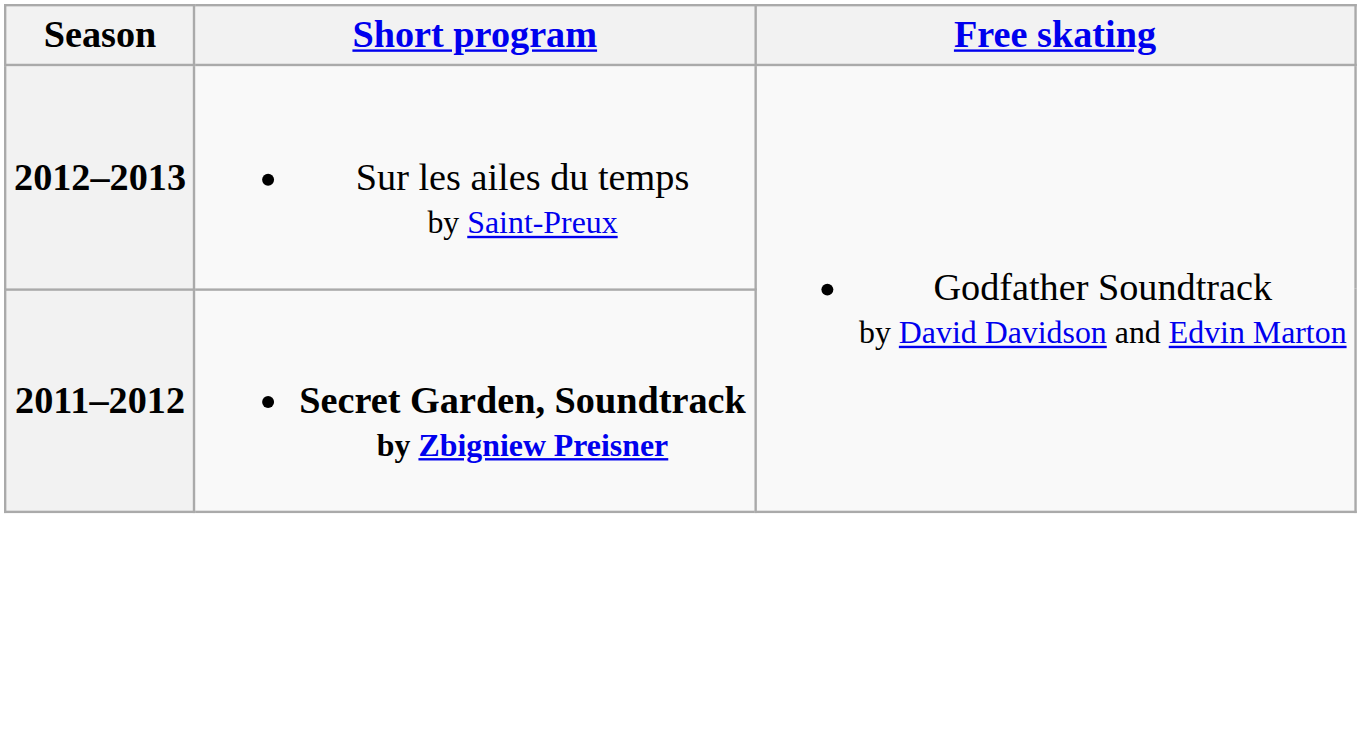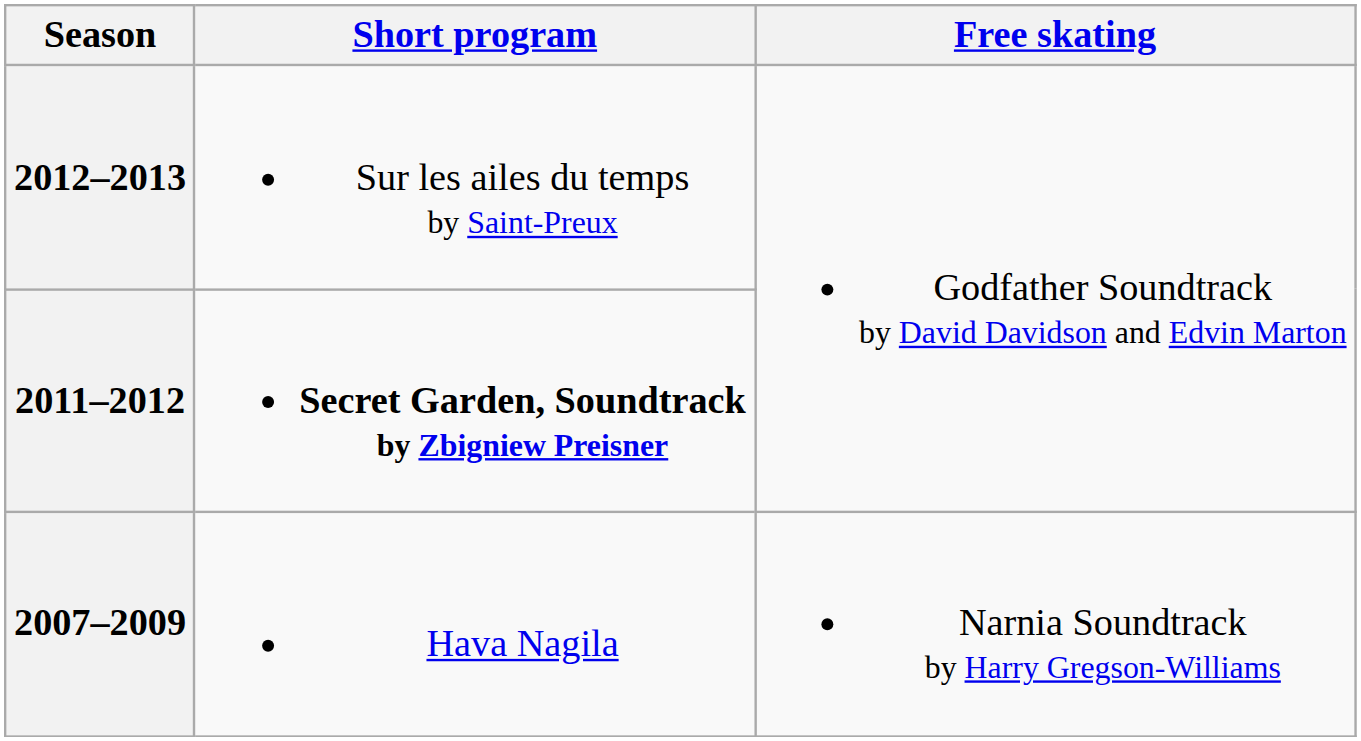+ row: (100, 623)
